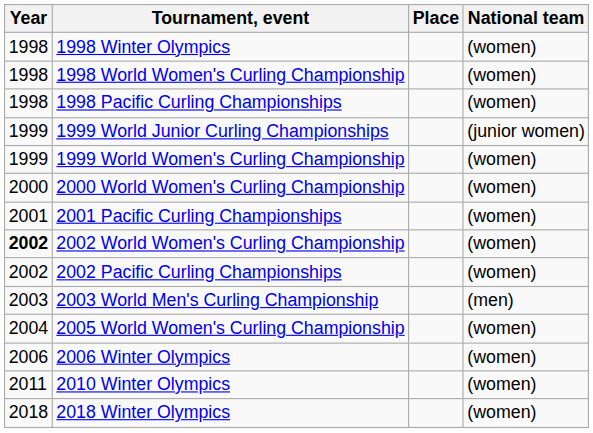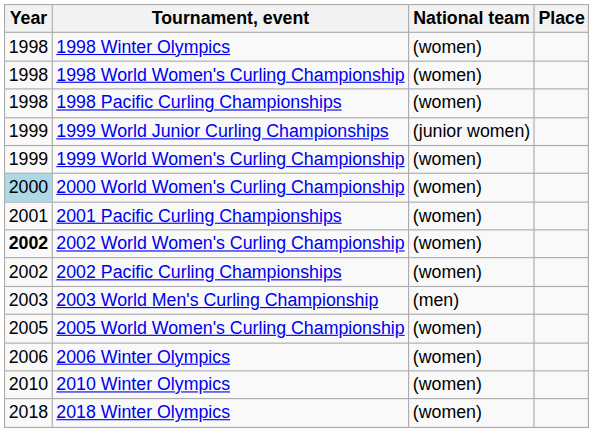columns swapped: (526, 18) <-> (436, 18)
(28, 187) no background -> (28, 187) lightblue background
(28, 328) 2004 -> (28, 328) 2005
(28, 384) 2011 -> (28, 384) 2010
